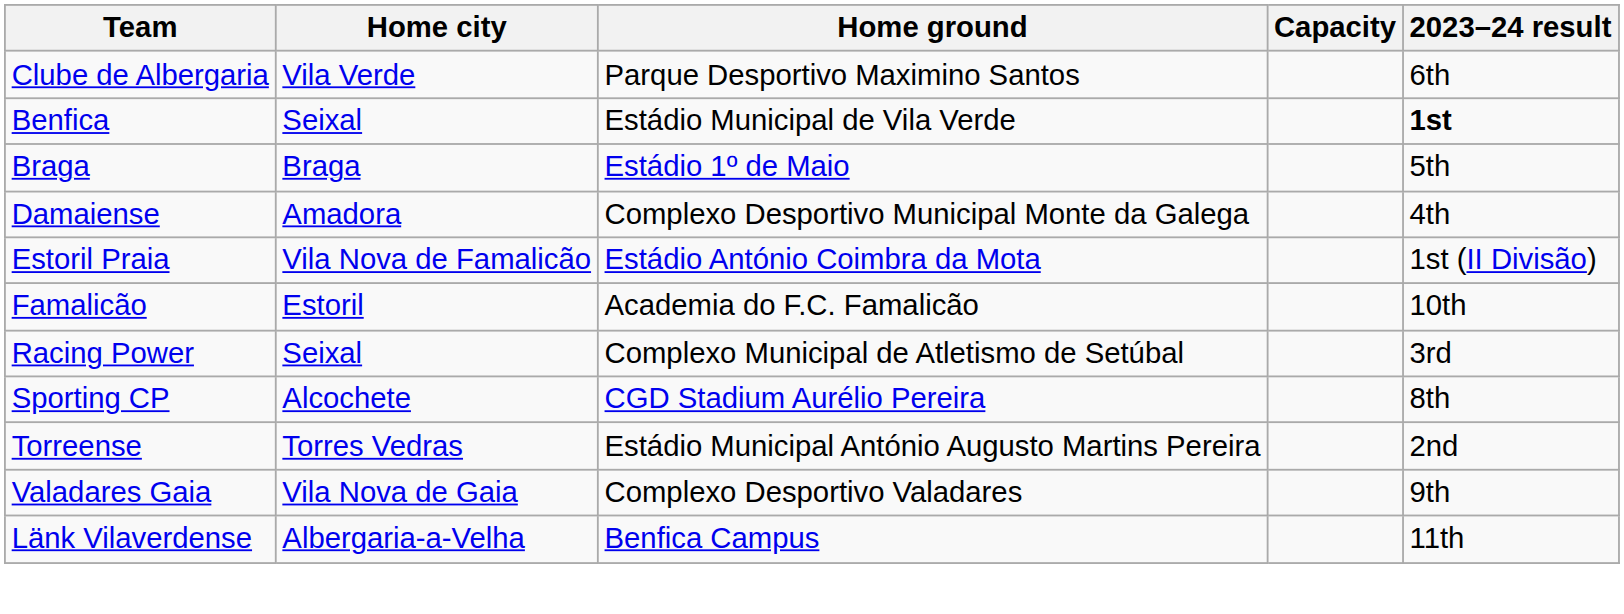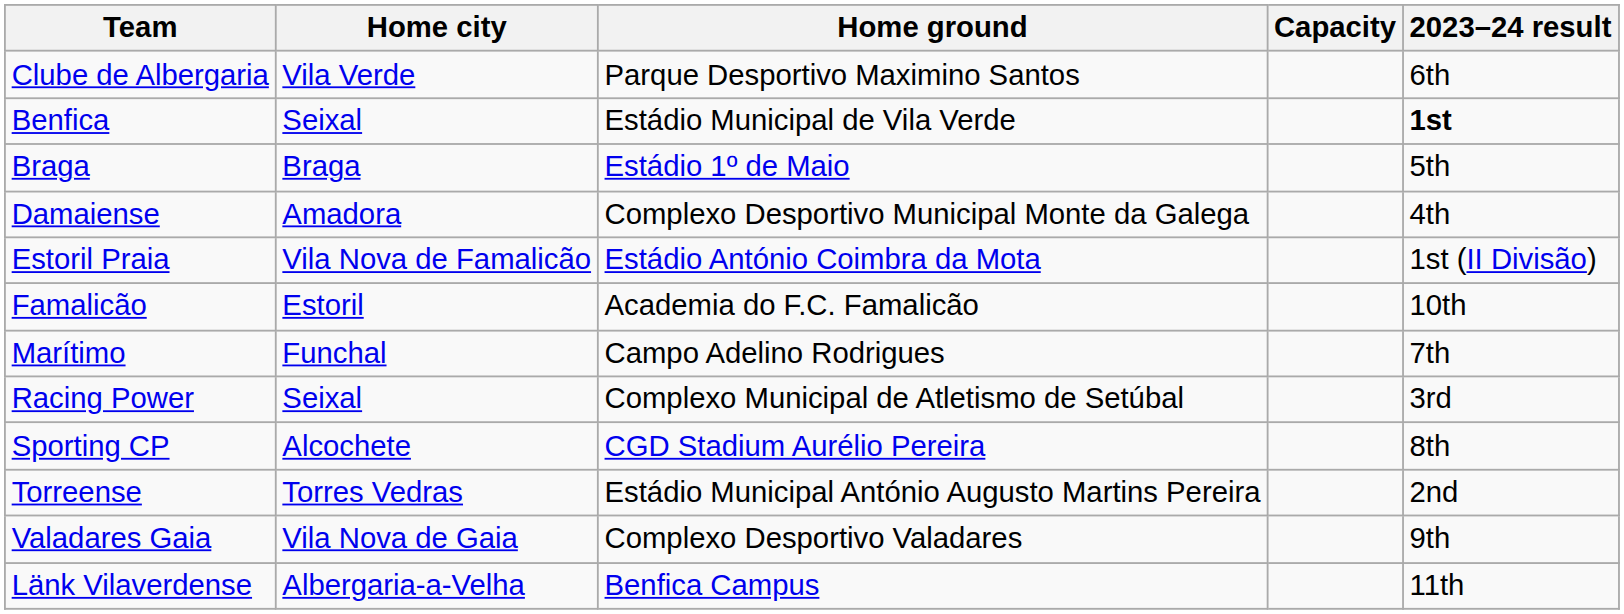+ row: (69, 352)
